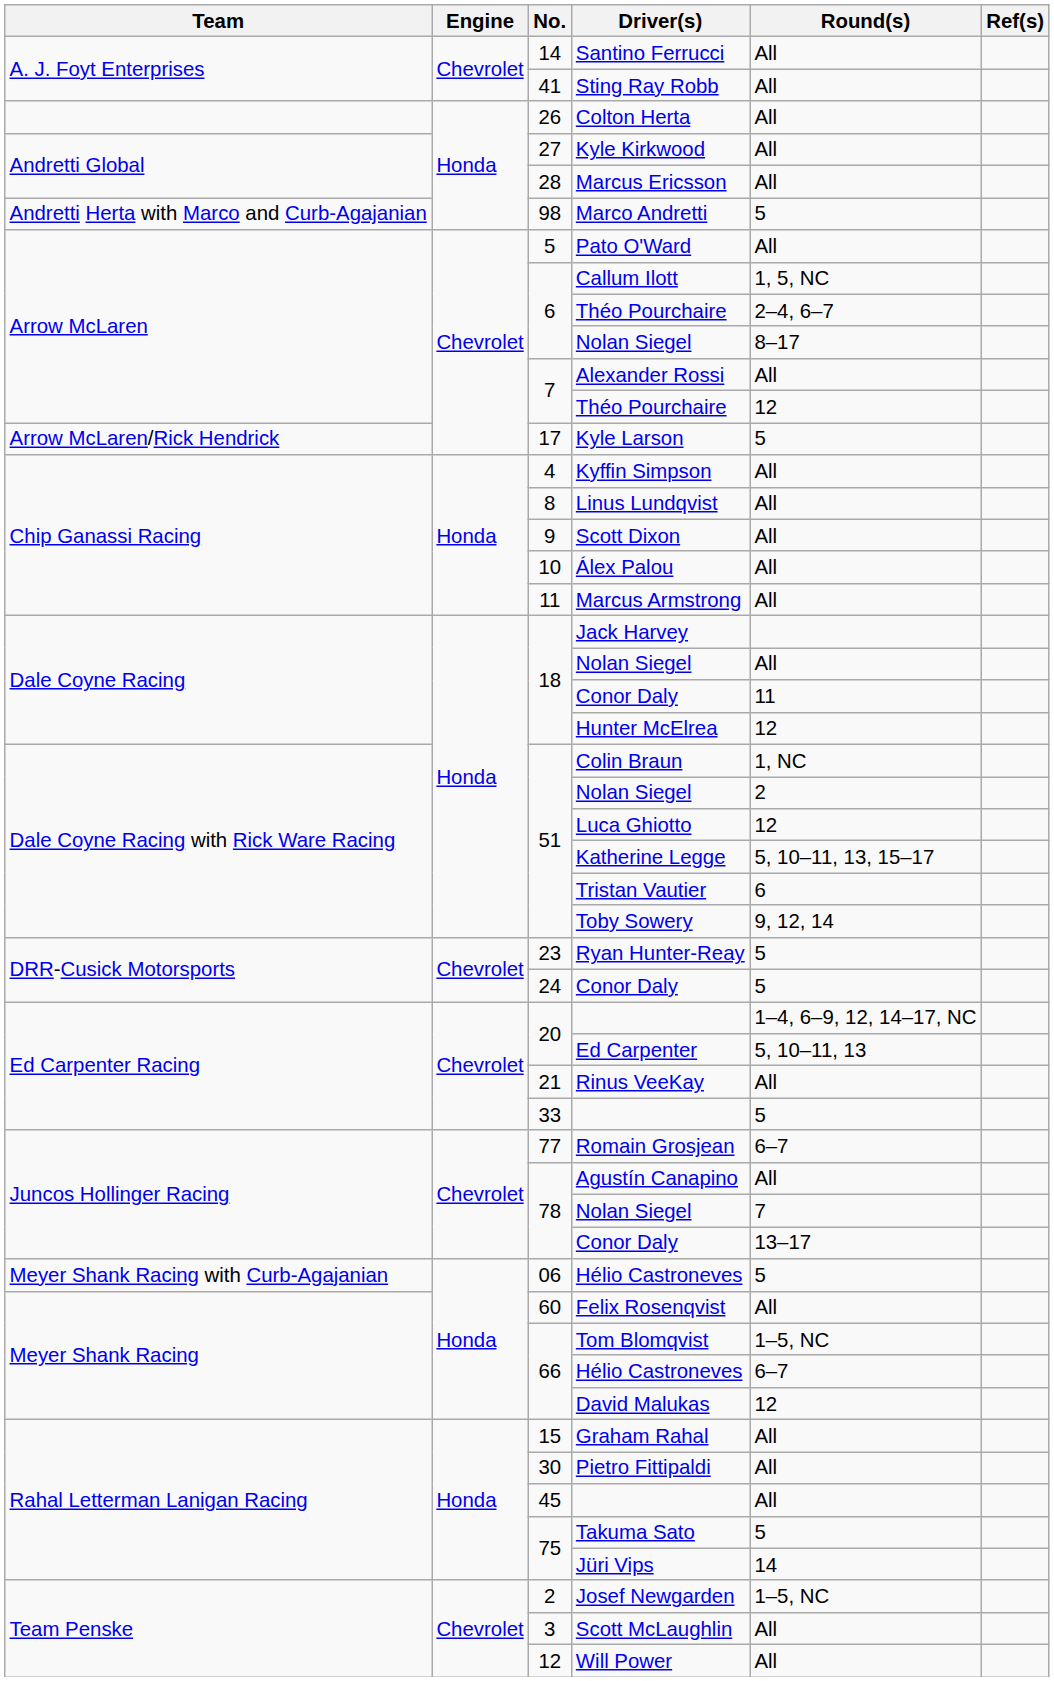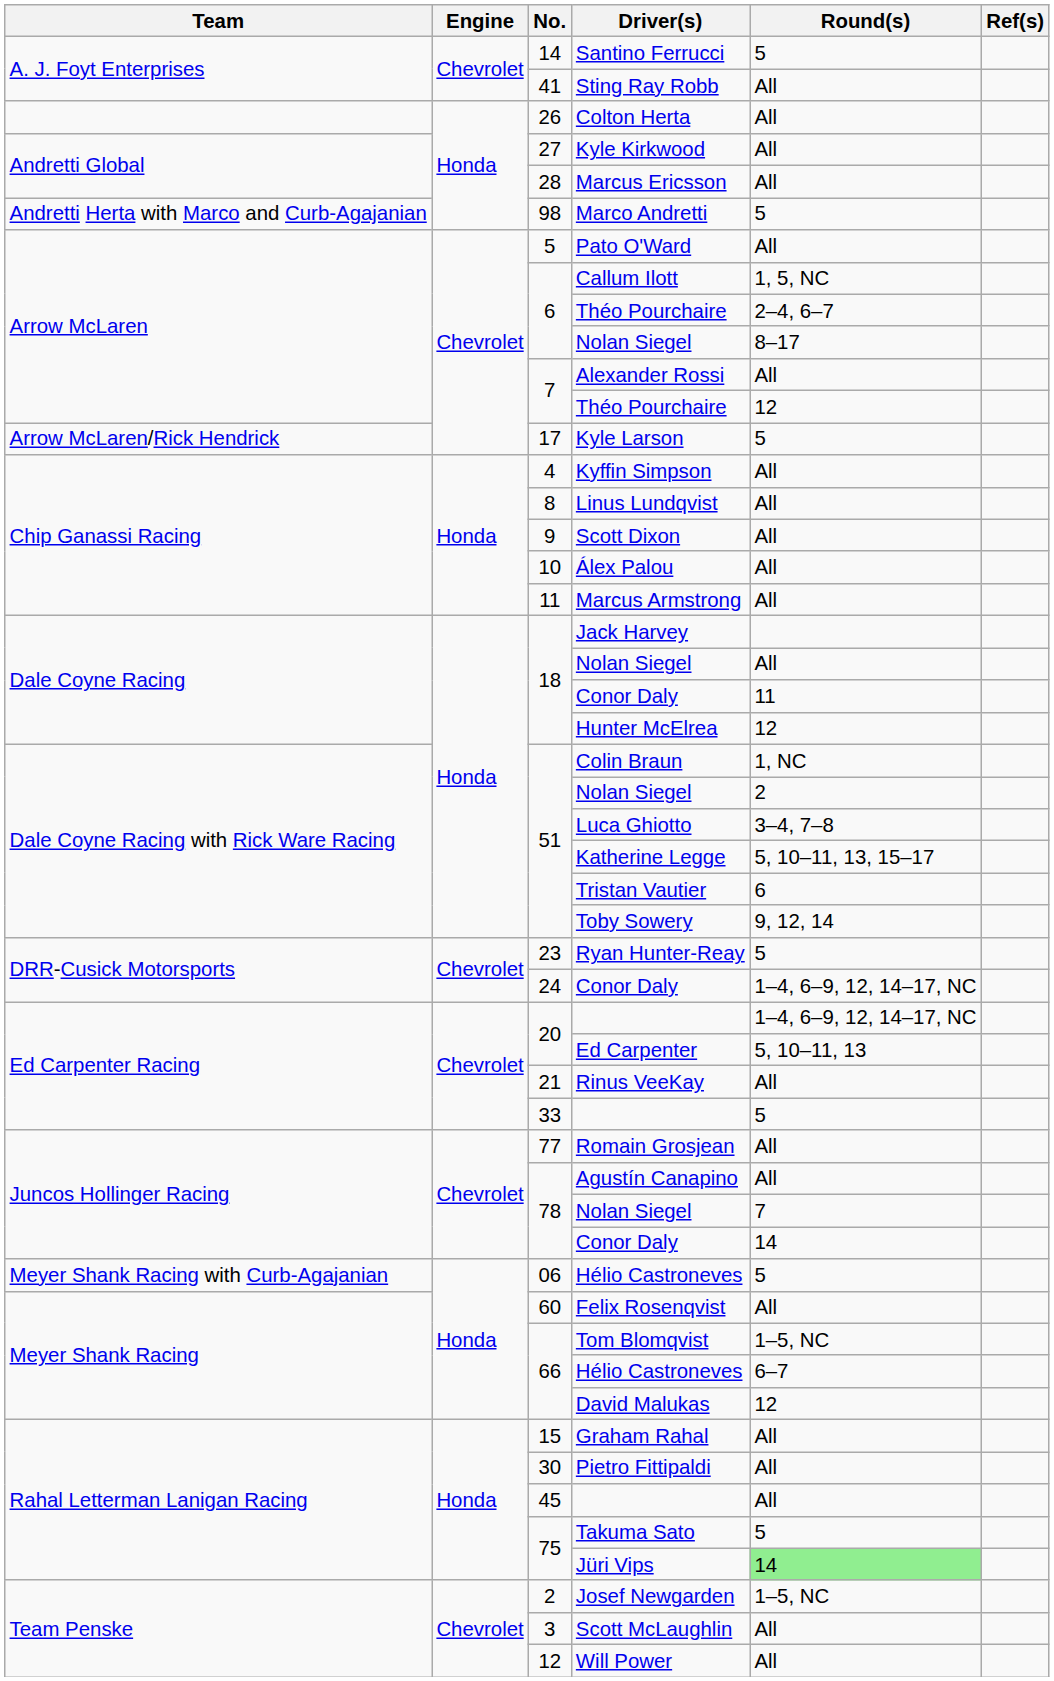(766, 53) All -> (760, 53) 5
(766, 824) 12 -> (794, 824) 3–4, 7–8
(760, 985) 5 -> (865, 985) 1–4, 6–9, 12, 14–17, NC
(771, 1146) 6–7 -> (766, 1146) All
(783, 1242) 13–17 -> (766, 1242) 14
(766, 1564) no background -> (766, 1564) lightgreen background
